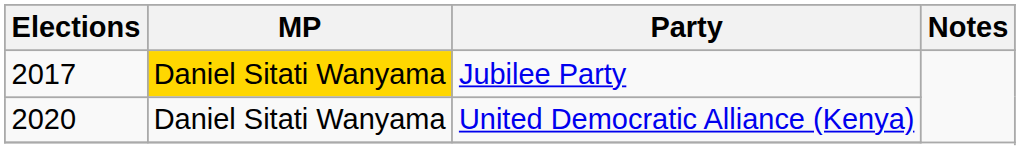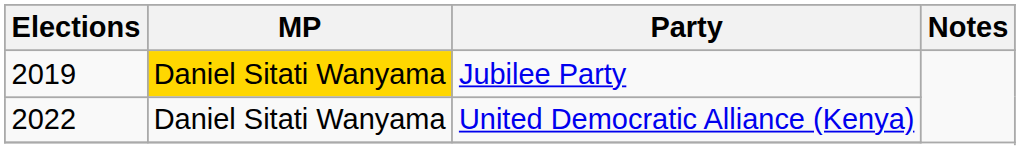(44, 73) 2017 -> (44, 73) 2019
(44, 119) 2020 -> (44, 119) 2022
